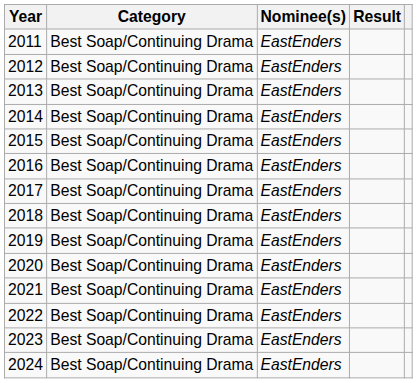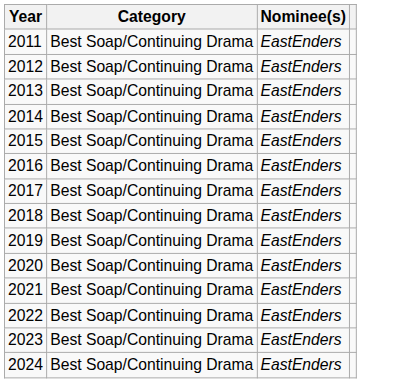- column: (377, 16)
